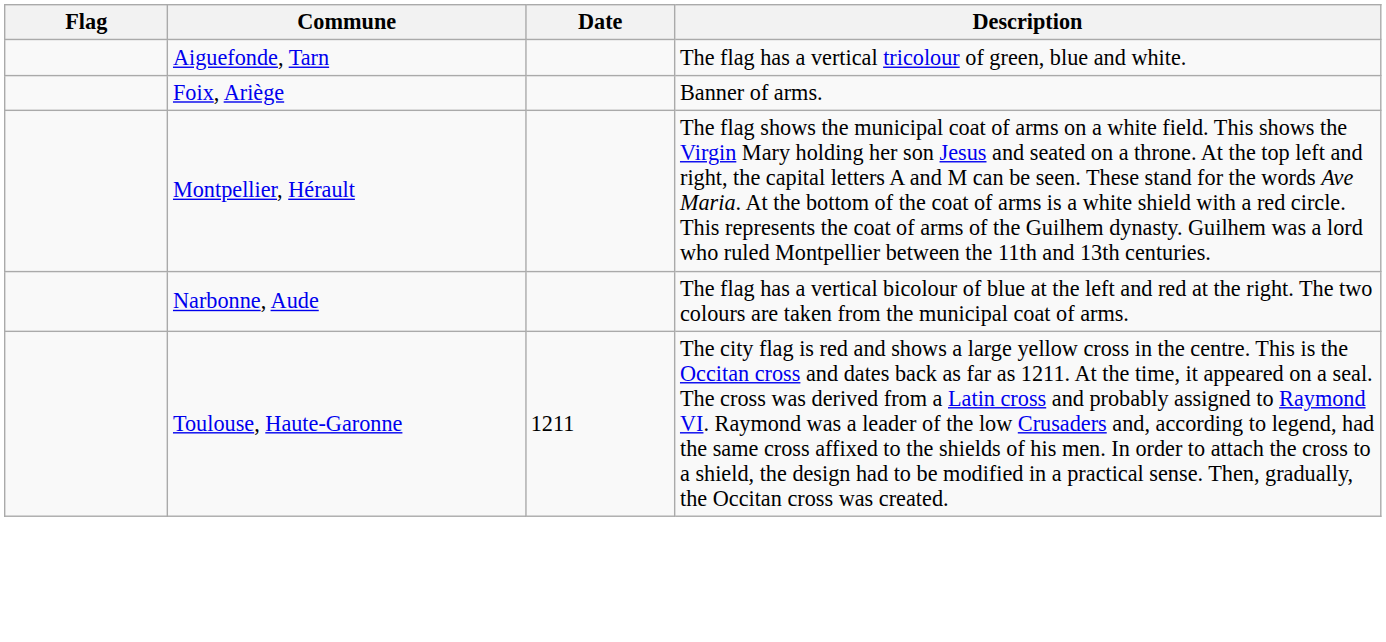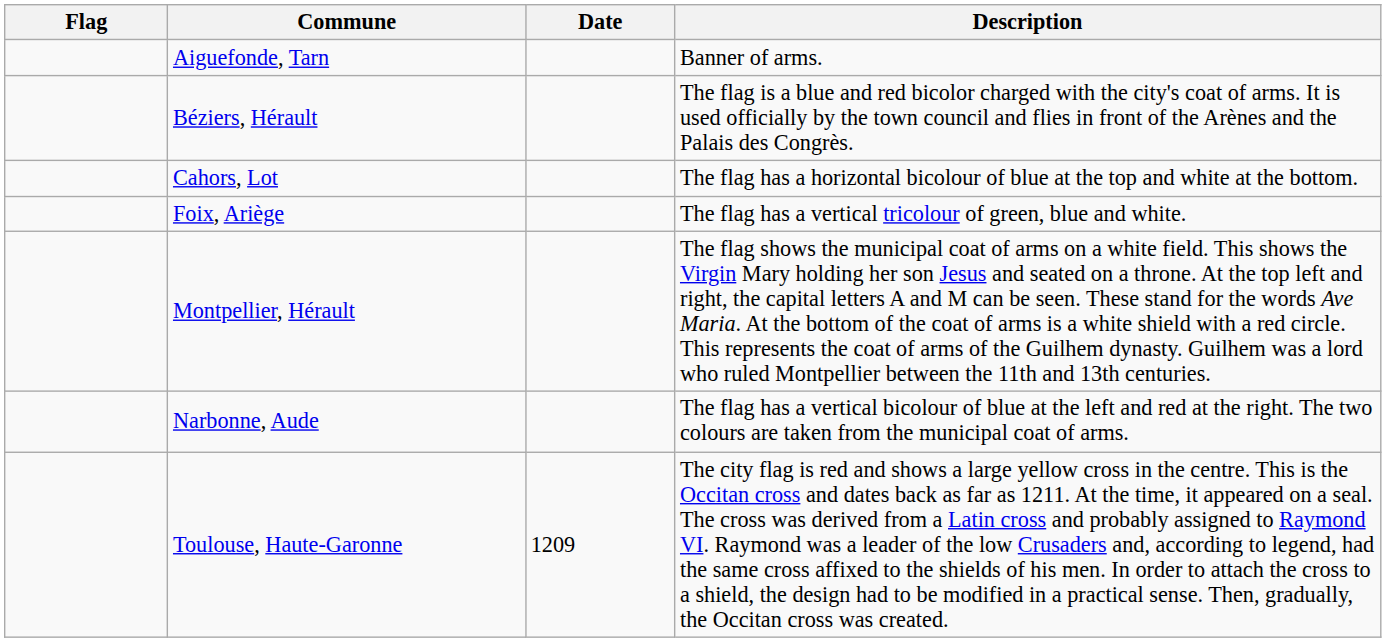(933, 57) The flag has a vertical tricolour of green, blue and white. -> (751, 57) Banner of arms.
+ row: (245, 117)
+ row: (225, 177)
(751, 92) Banner of arms. -> (933, 213) The flag has a vertical tricolour of green, blue and white.
(553, 423) 1211 -> (553, 544) 1209
